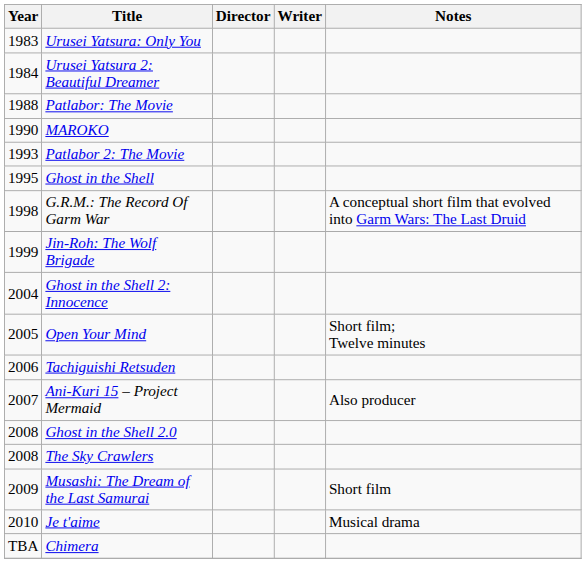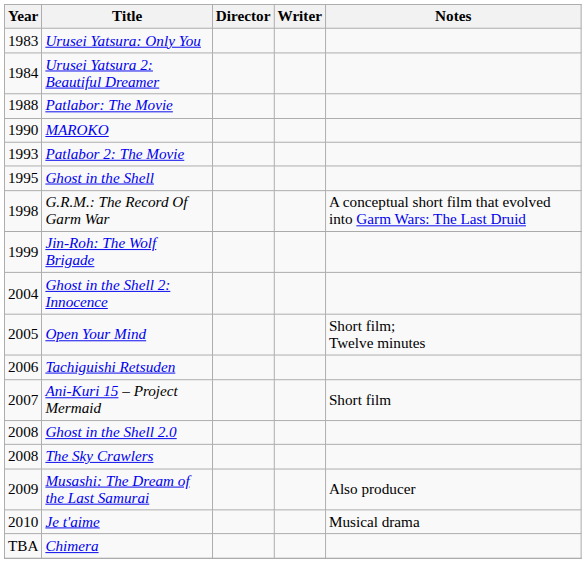(372, 399) Also producer -> (360, 399) Short film
(360, 489) Short film -> (372, 489) Also producer
